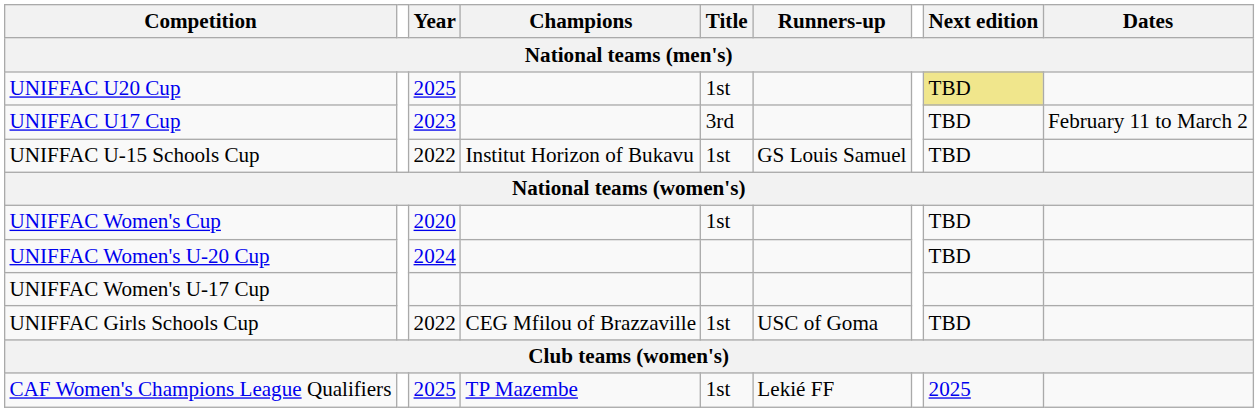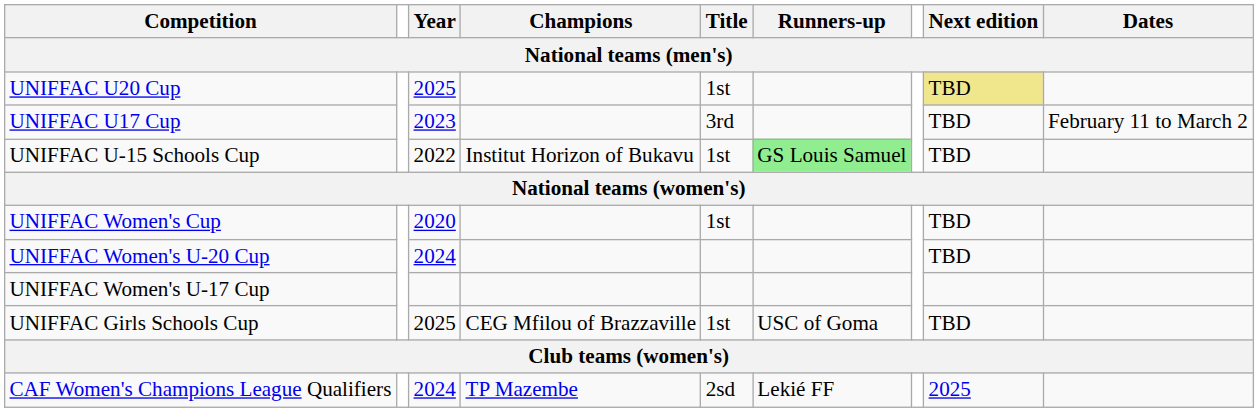(832, 155) no background -> (832, 155) lightgreen background
(435, 322) 2022 -> (435, 322) 2025
(435, 389) 2025 -> (435, 389) 2024
(718, 389) 1st -> (720, 389) 2sd
